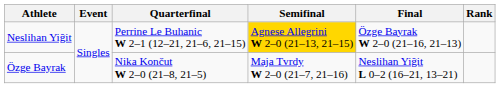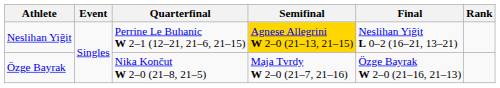(410, 37) Özge Bayrak W 2–0 (21–16, 21–13) -> (408, 37) Neslihan Yiğit L 0–2 (16–21, 13–21)
(408, 67) Neslihan Yiğit L 0–2 (16–21, 13–21) -> (410, 67) Özge Bayrak W 2–0 (21–16, 21–13)
